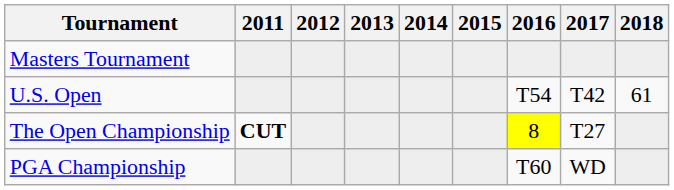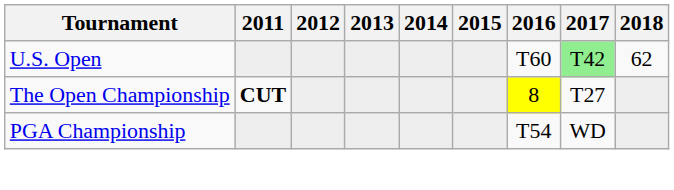- row: (100, 58)
(534, 94) T54 -> (534, 58) T60
(588, 94) no background -> (588, 58) lightgreen background
(642, 94) 61 -> (642, 58) 62
(534, 167) T60 -> (534, 131) T54
